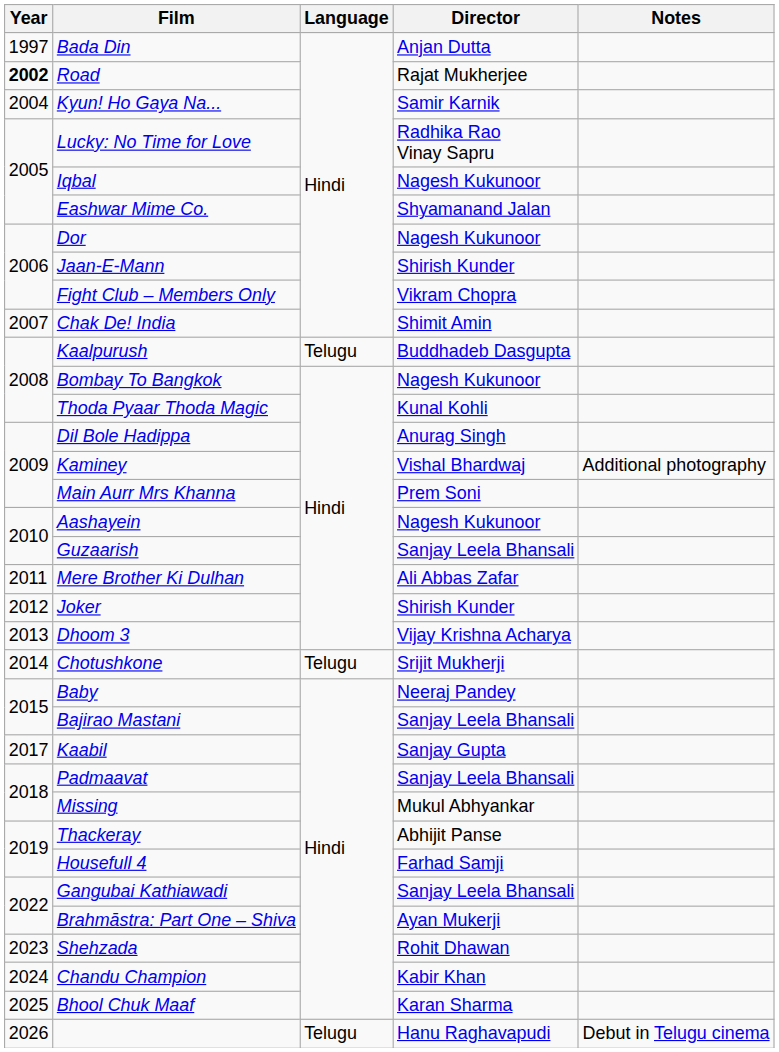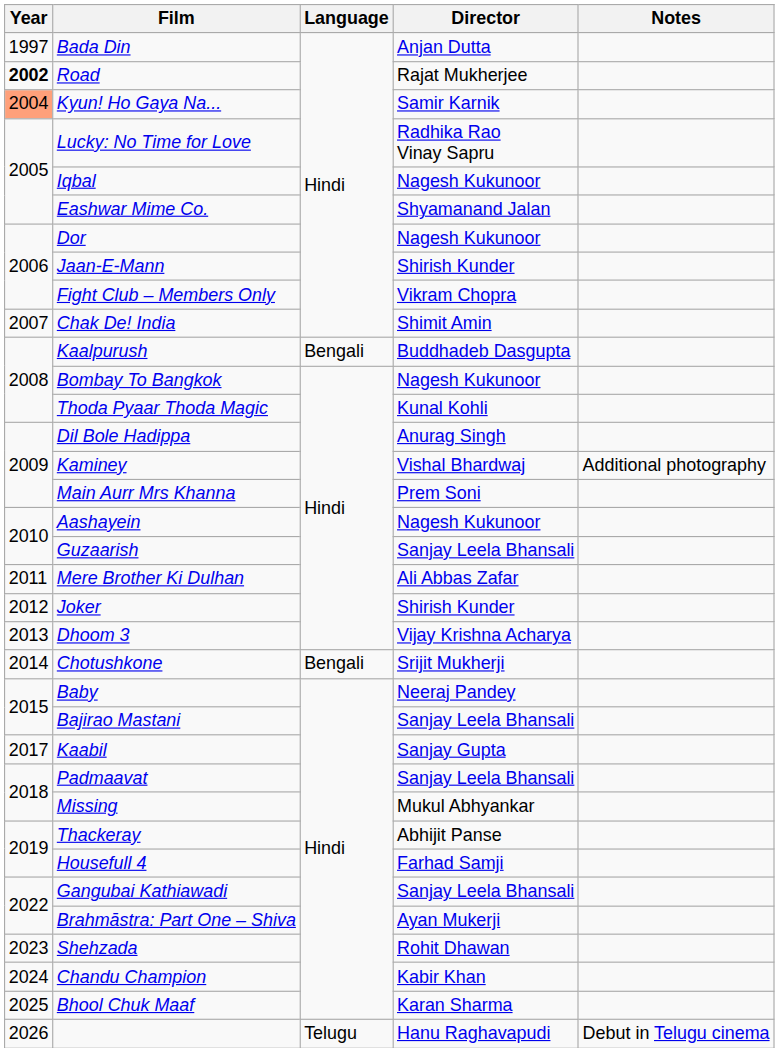(29, 103) no background -> (29, 103) lightsalmon background
(331, 351) Telugu -> (334, 351) Bengali
(331, 664) Telugu -> (334, 664) Bengali
